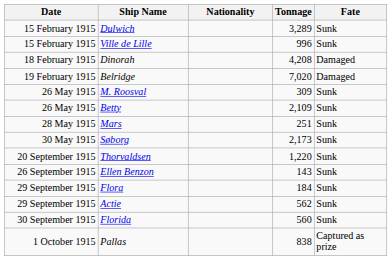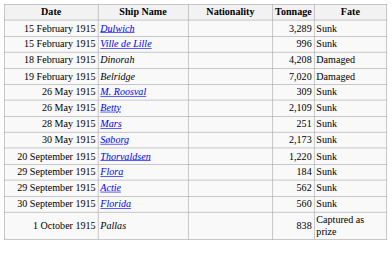- row: (127, 172)
